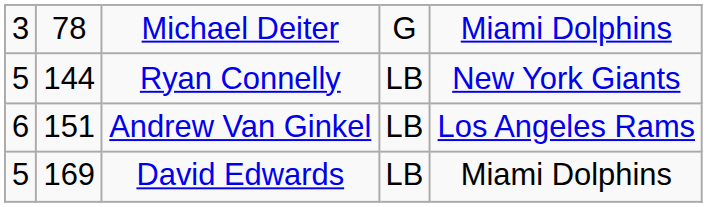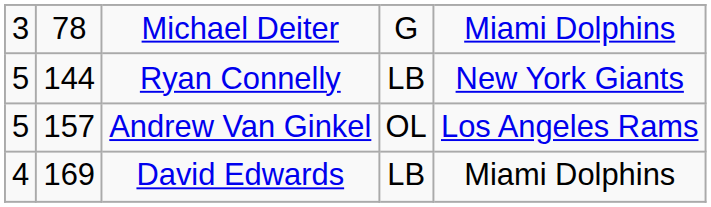(21, 126) 6 -> (21, 126) 5
(69, 126) 151 -> (69, 126) 157
(404, 126) LB -> (406, 126) OL
(21, 175) 5 -> (21, 175) 4
